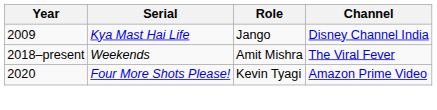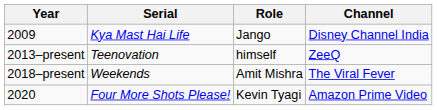+ row: (46, 54)
